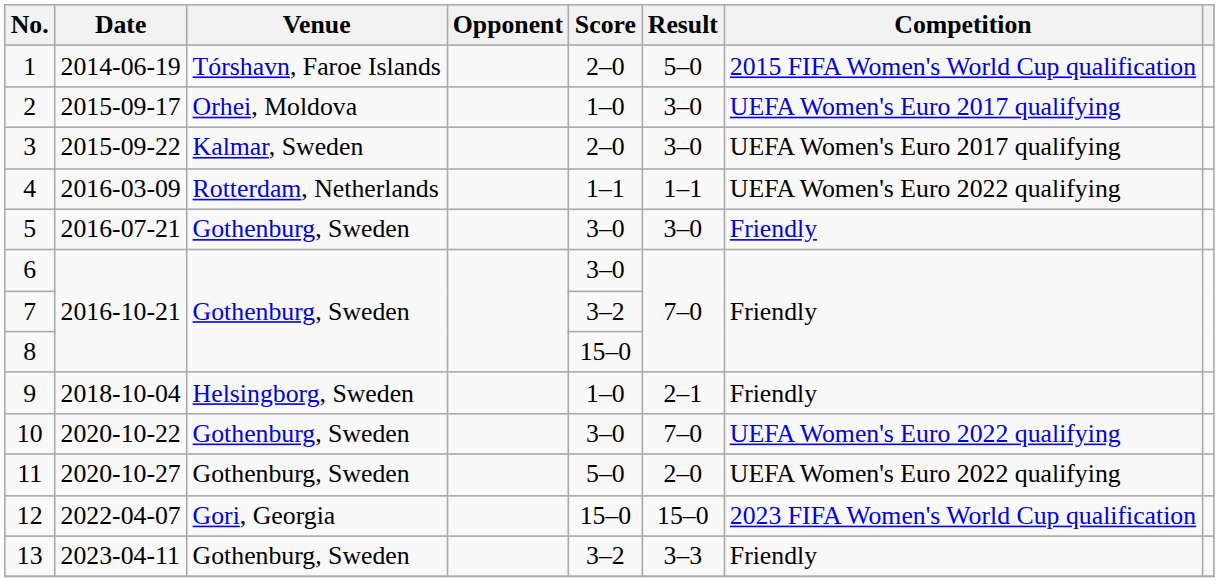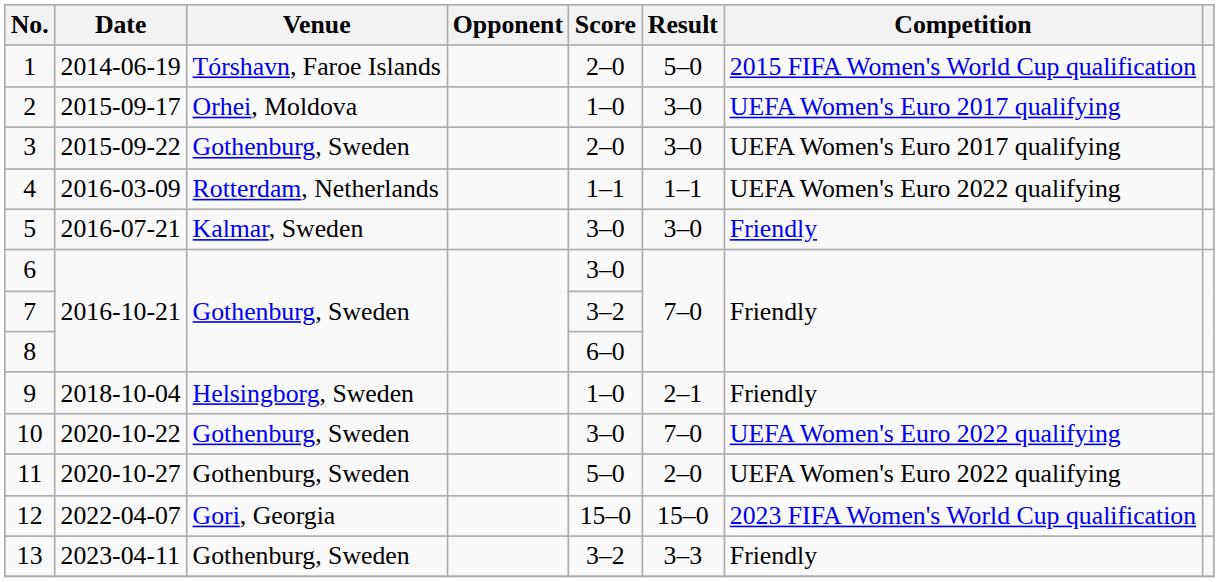(278, 147) Kalmar, Sweden -> (301, 147) Gothenburg, Sweden
(301, 229) Gothenburg, Sweden -> (278, 229) Kalmar, Sweden
(605, 351) 15–0 -> (605, 351) 6–0
